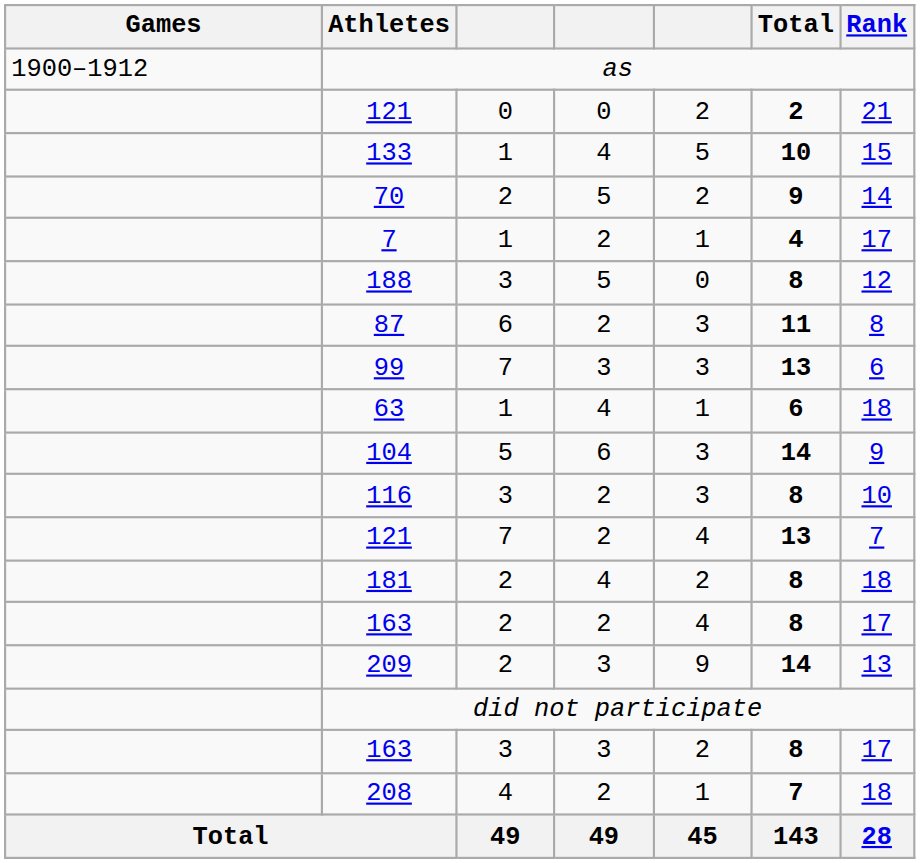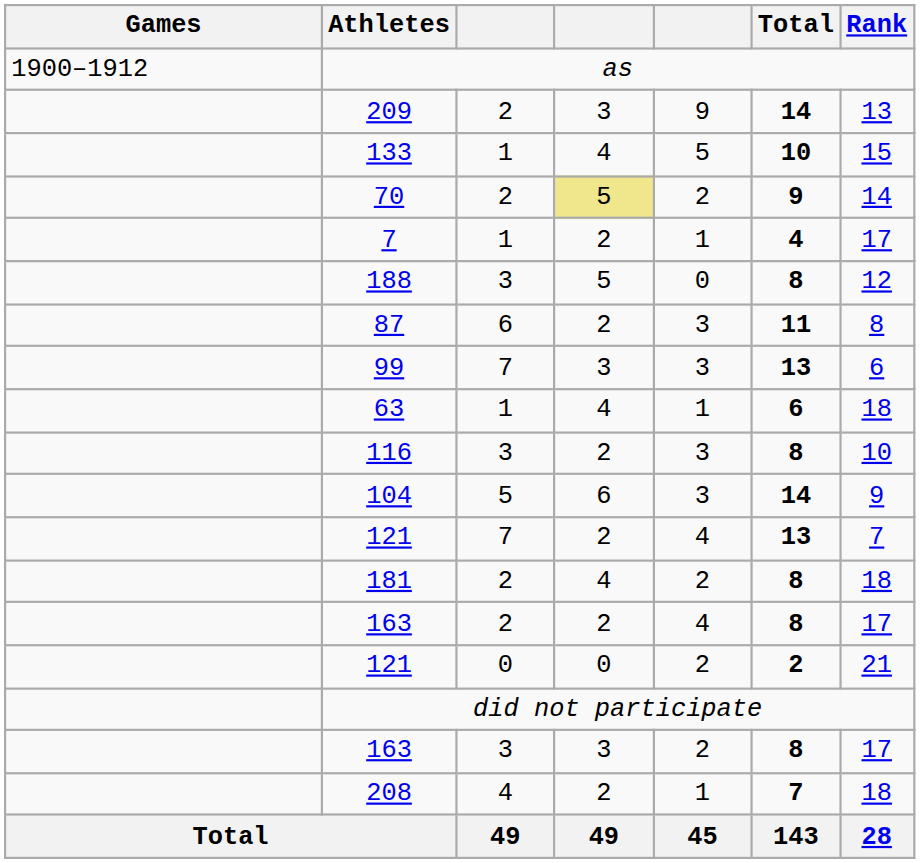rows swapped: (389, 111) <-> (389, 666)
(604, 197) no background -> (604, 197) khaki background
rows swapped: (389, 495) <-> (389, 453)
